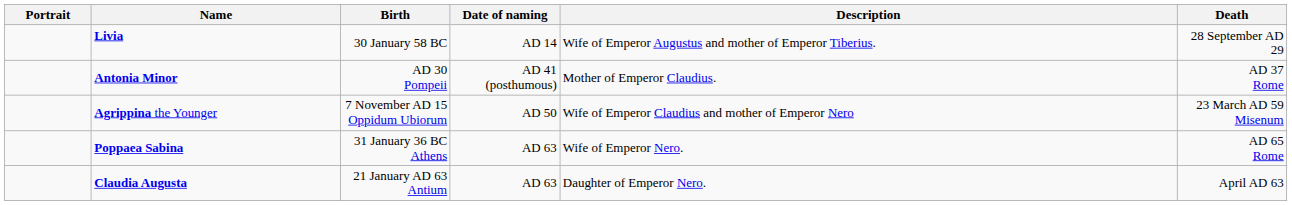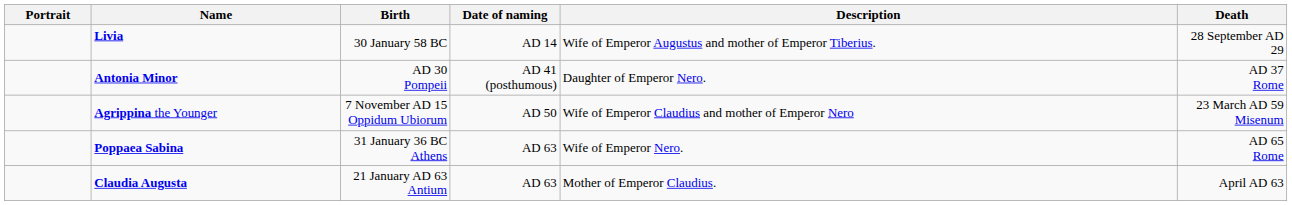(639, 77) Mother of Emperor Claudius. -> (634, 77) Daughter of Emperor Nero.
(634, 183) Daughter of Emperor Nero. -> (639, 183) Mother of Emperor Claudius.
